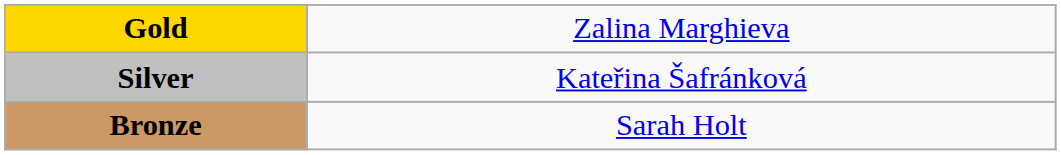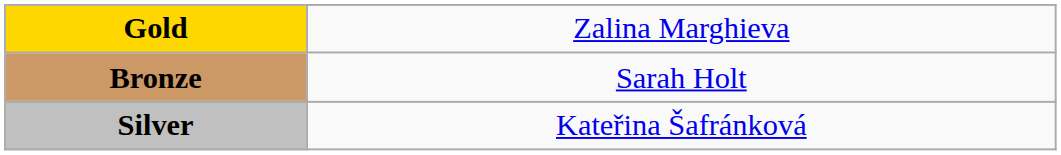rows swapped: (156, 76) <-> (156, 125)
